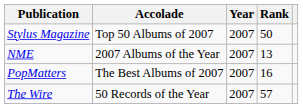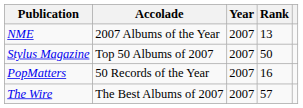rows swapped: (20, 53) <-> (48, 34)
(159, 73) The Best Albums of 2007 -> (152, 73) 50 Records of the Year
(152, 93) 50 Records of the Year -> (159, 93) The Best Albums of 2007
